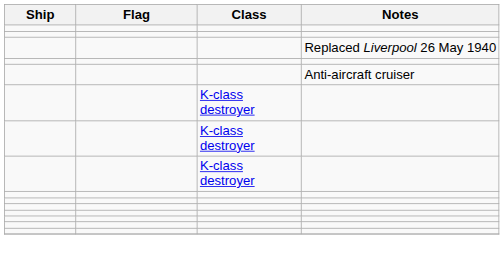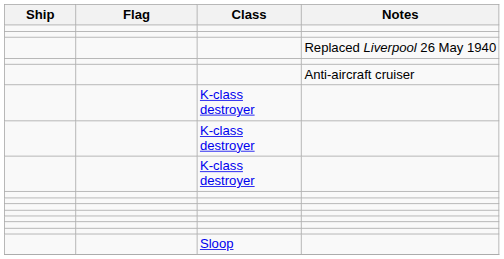+ row: (217, 244)
